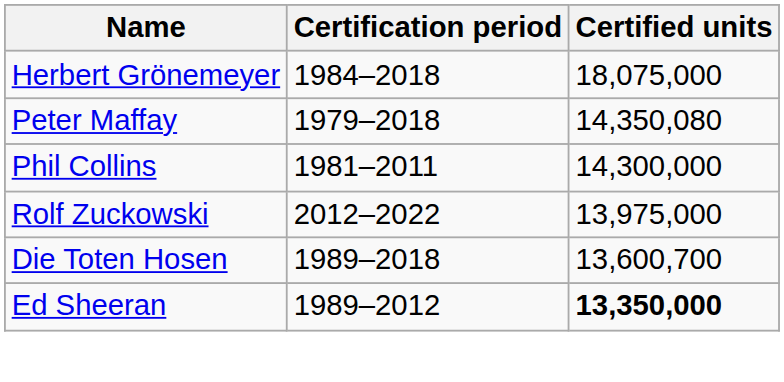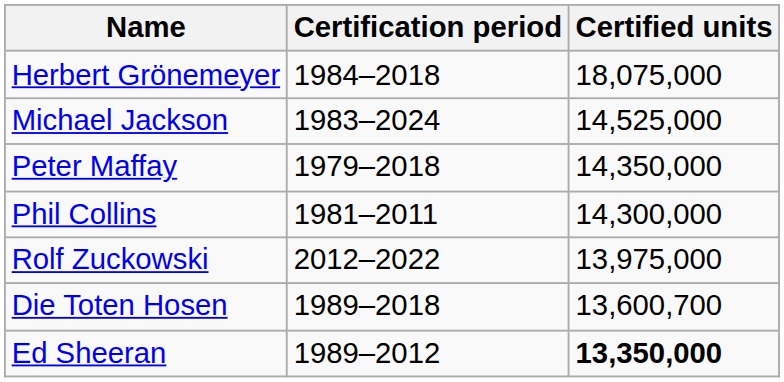+ row: (120, 120)
(649, 120) 14,350,080 -> (649, 167) 14,350,000
